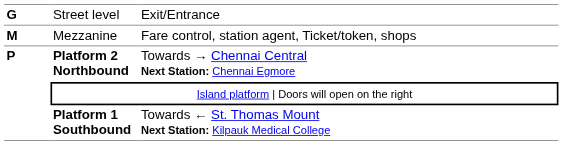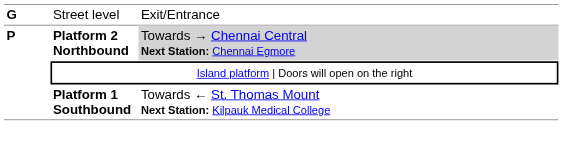- row: (85, 35)
(224, 63) no background -> (224, 43) lightgrey background
